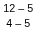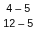rows swapped: (18, 23) <-> (18, 8)
